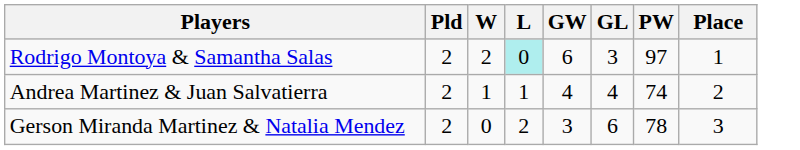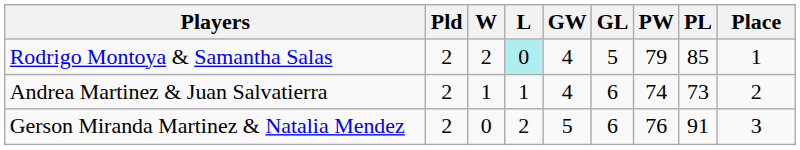+ column: (698, 21)
(567, 56) 6 -> (567, 56) 4
(613, 56) 3 -> (613, 56) 5
(656, 56) 97 -> (656, 56) 79
(613, 91) 4 -> (613, 91) 6
(567, 126) 3 -> (567, 126) 5
(656, 126) 78 -> (656, 126) 76
